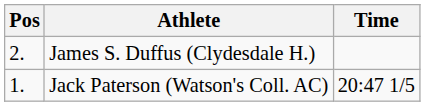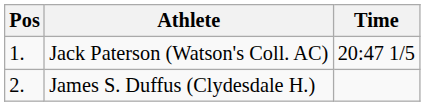rows swapped: (189, 85) <-> (182, 52)
